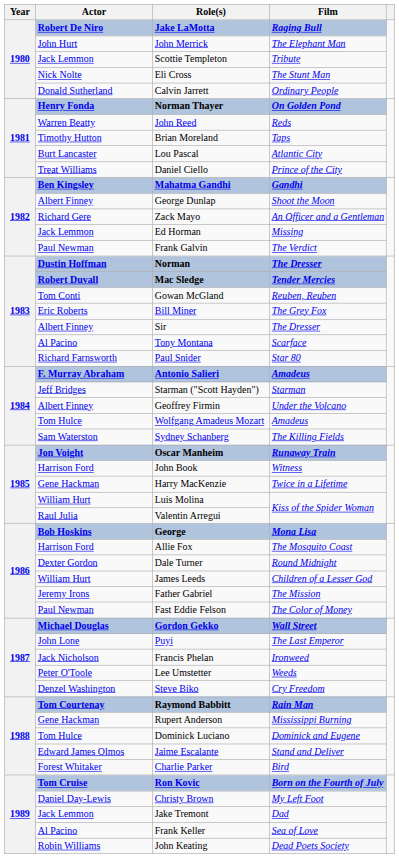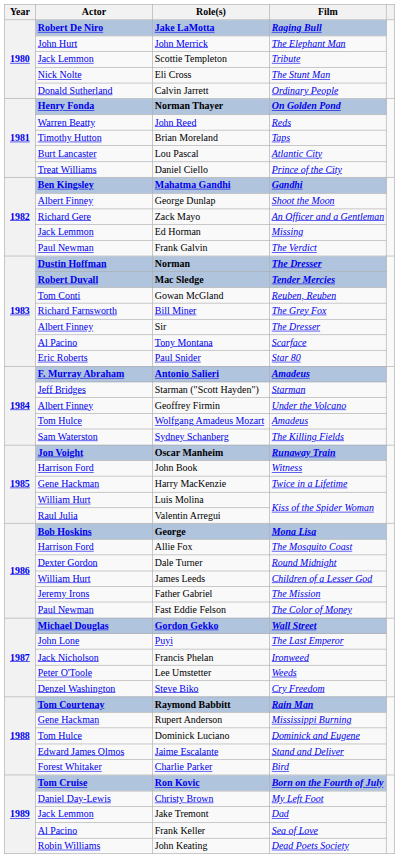(63, 311) Eric Roberts -> (77, 311) Richard Farnsworth
(77, 358) Richard Farnsworth -> (63, 358) Eric Roberts
